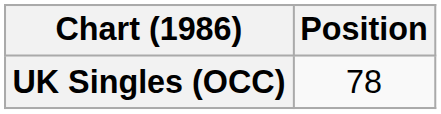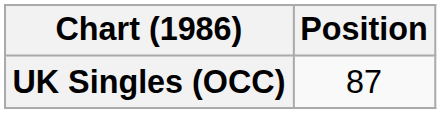(364, 81) 78 -> (364, 81) 87
